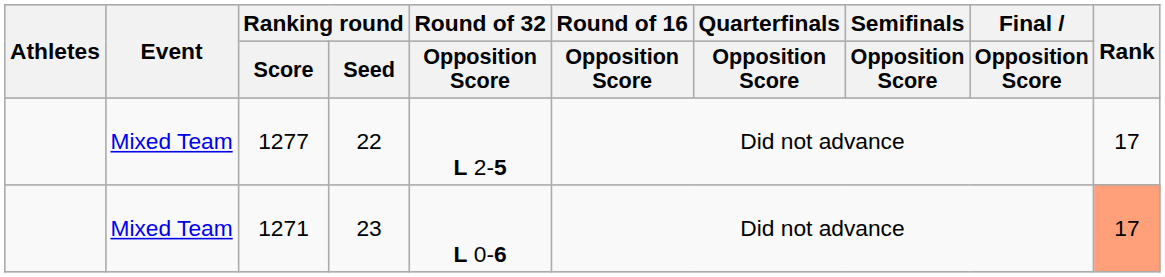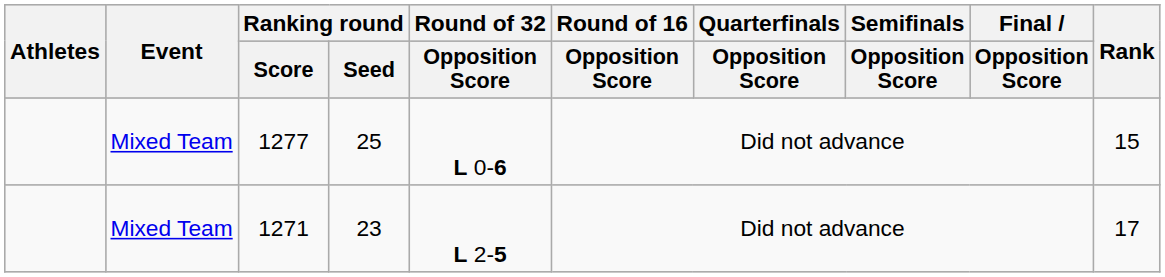(369, 142) 22 -> (369, 142) 25
(480, 167) L 2-5 -> (480, 167) L 0-6
(1127, 142) 17 -> (1127, 142) 15
(480, 254) L 0-6 -> (480, 254) L 2-5
(1127, 229) lightsalmon background -> (1127, 229) no background
